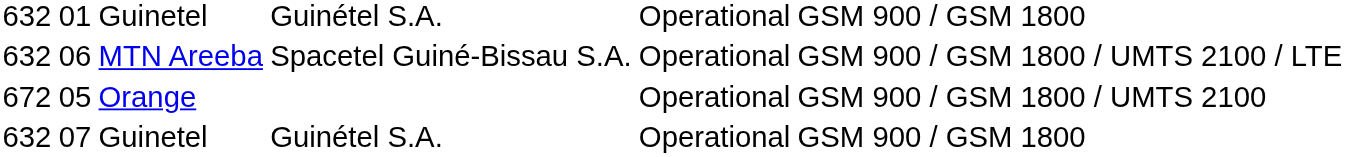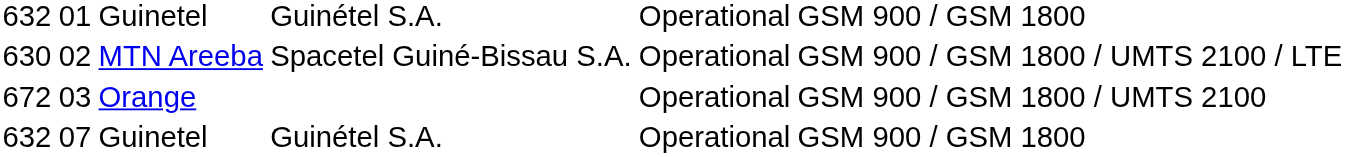(27, 56) 632 -> (27, 56) 630
(75, 56) 06 -> (75, 56) 02
(75, 97) 05 -> (75, 97) 03
